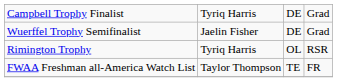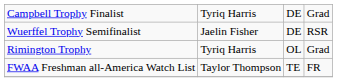(318, 31) Grad -> (317, 31) RSR
(317, 49) RSR -> (318, 49) Grad
